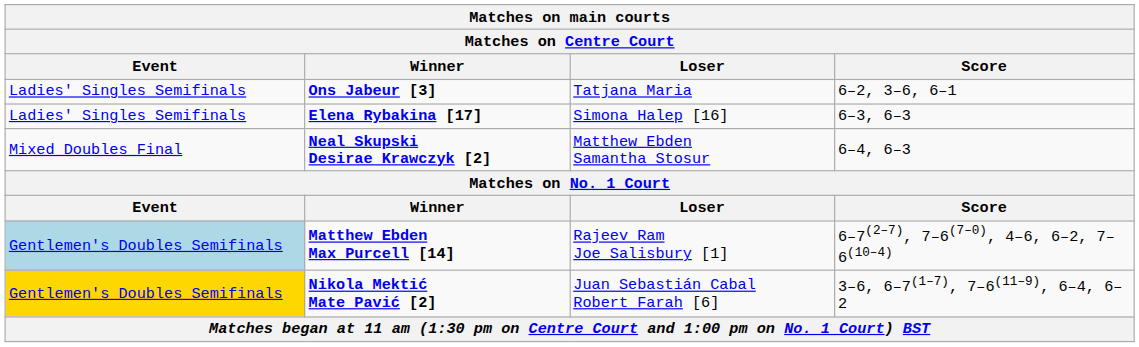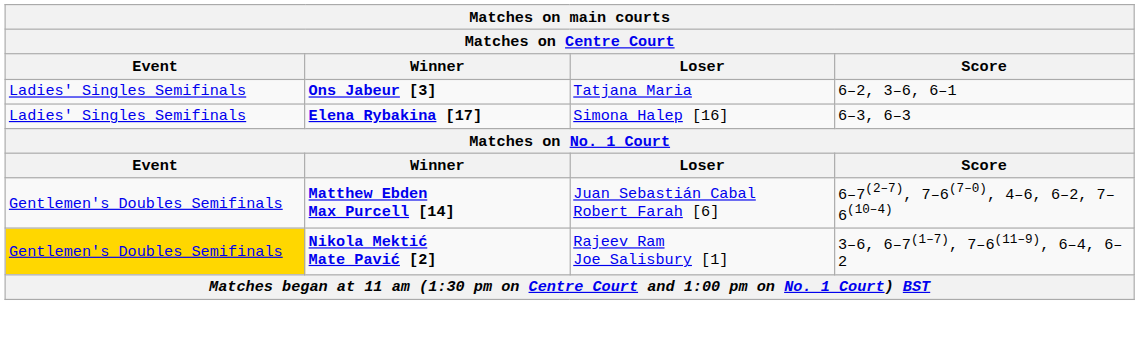- row: (400, 150)
(146, 246) lightblue background -> (146, 203) no background
(651, 246) Rajeev Ram Joe Salisbury [1] -> (665, 203) Juan Sebastián Cabal Robert Farah [6]
(665, 294) Juan Sebastián Cabal Robert Farah [6] -> (651, 251) Rajeev Ram Joe Salisbury [1]
